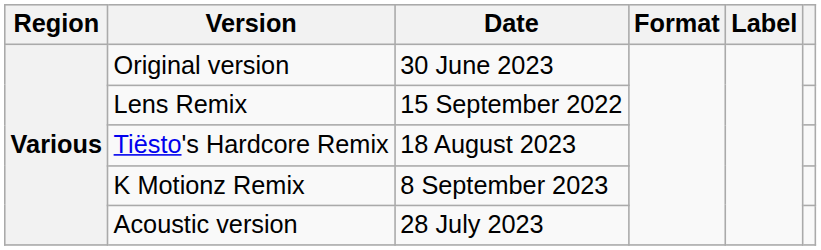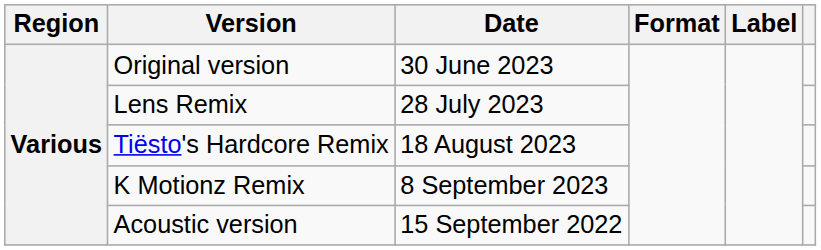(511, 104) 15 September 2022 -> (472, 104) 28 July 2023
(472, 225) 28 July 2023 -> (511, 225) 15 September 2022
